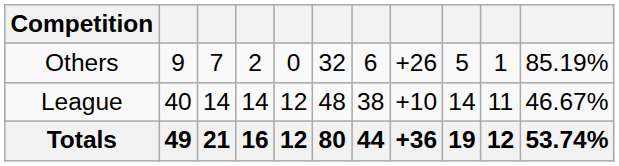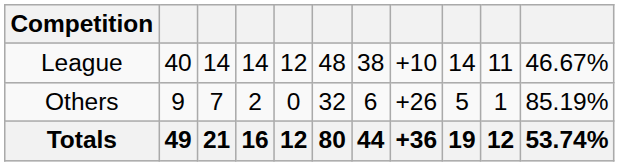rows swapped: (82, 101) <-> (82, 62)
